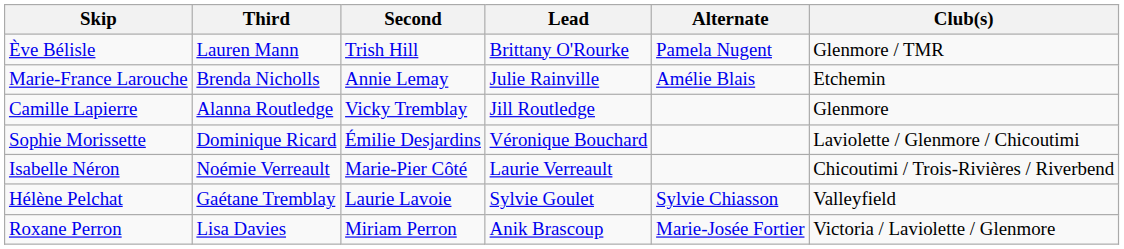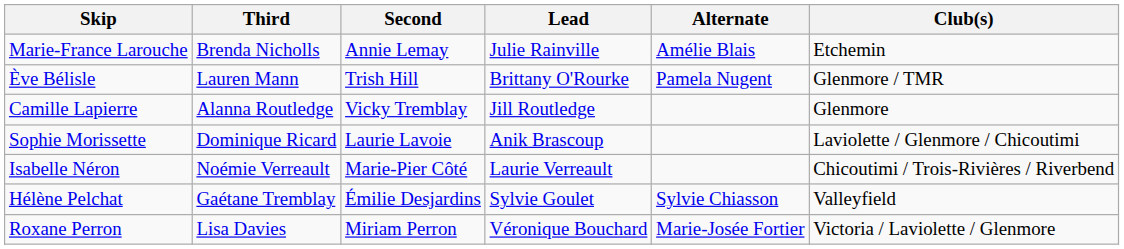rows swapped: (52, 49) <-> (98, 79)
(413, 139) Émilie Desjardins -> (398, 139) Laurie Lavoie
(568, 139) Véronique Bouchard -> (546, 139) Anik Brascoup
(398, 199) Laurie Lavoie -> (413, 199) Émilie Desjardins
(546, 229) Anik Brascoup -> (568, 229) Véronique Bouchard
